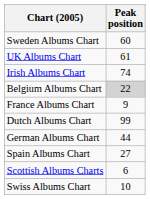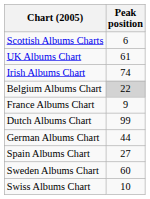rows swapped: (55, 170) <-> (53, 40)
